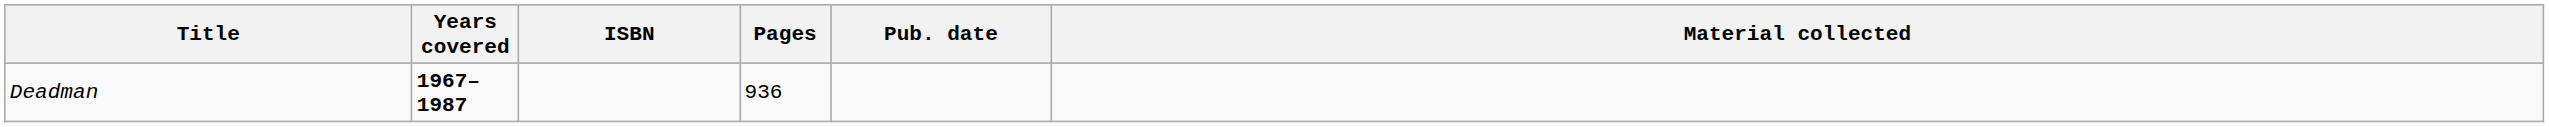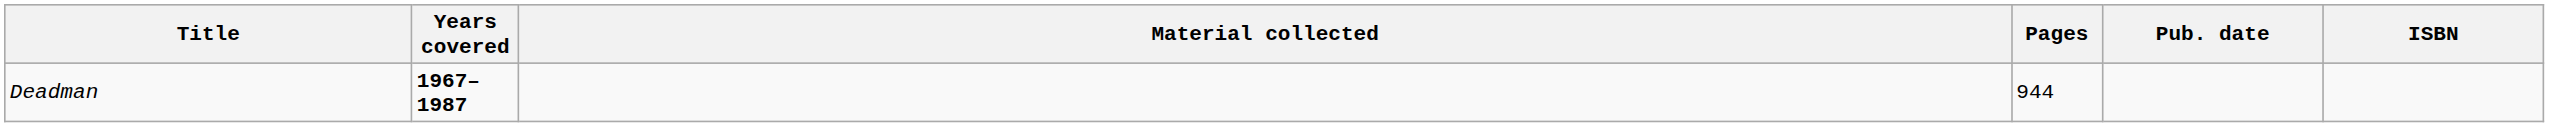columns swapped: (1797, 34) <-> (629, 34)
(764, 93) 936 -> (2035, 93) 944
